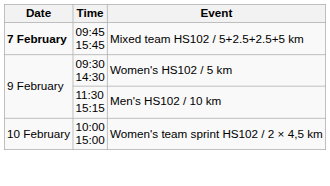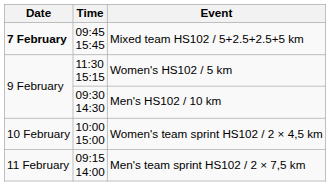(90, 70) 09:30 14:30 -> (90, 70) 11:30 15:15
(90, 102) 11:30 15:15 -> (90, 102) 09:30 14:30
+ row: (208, 165)
